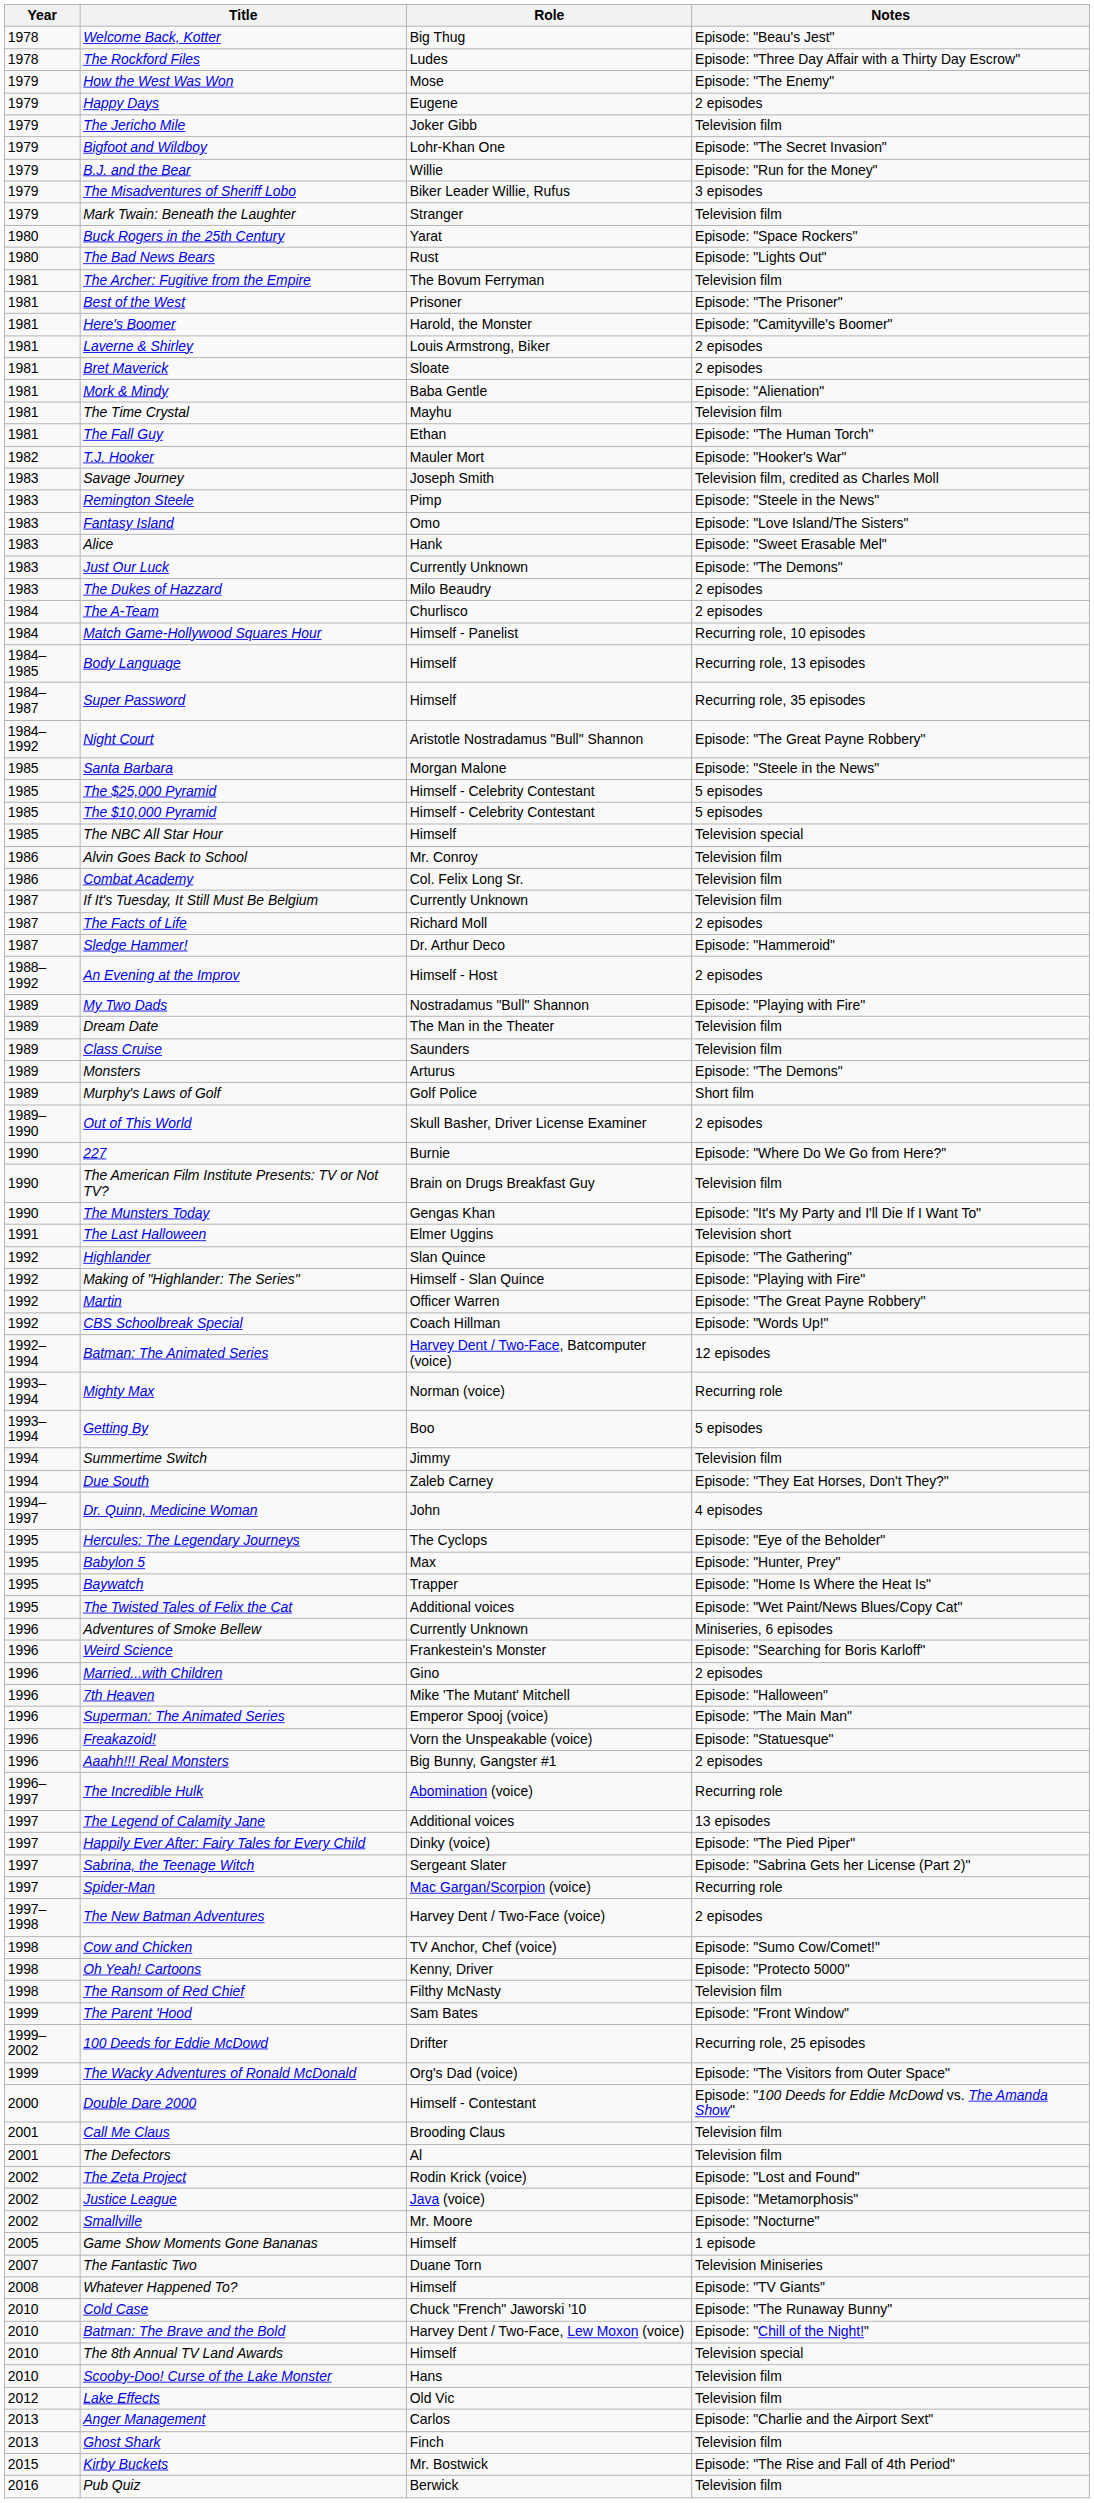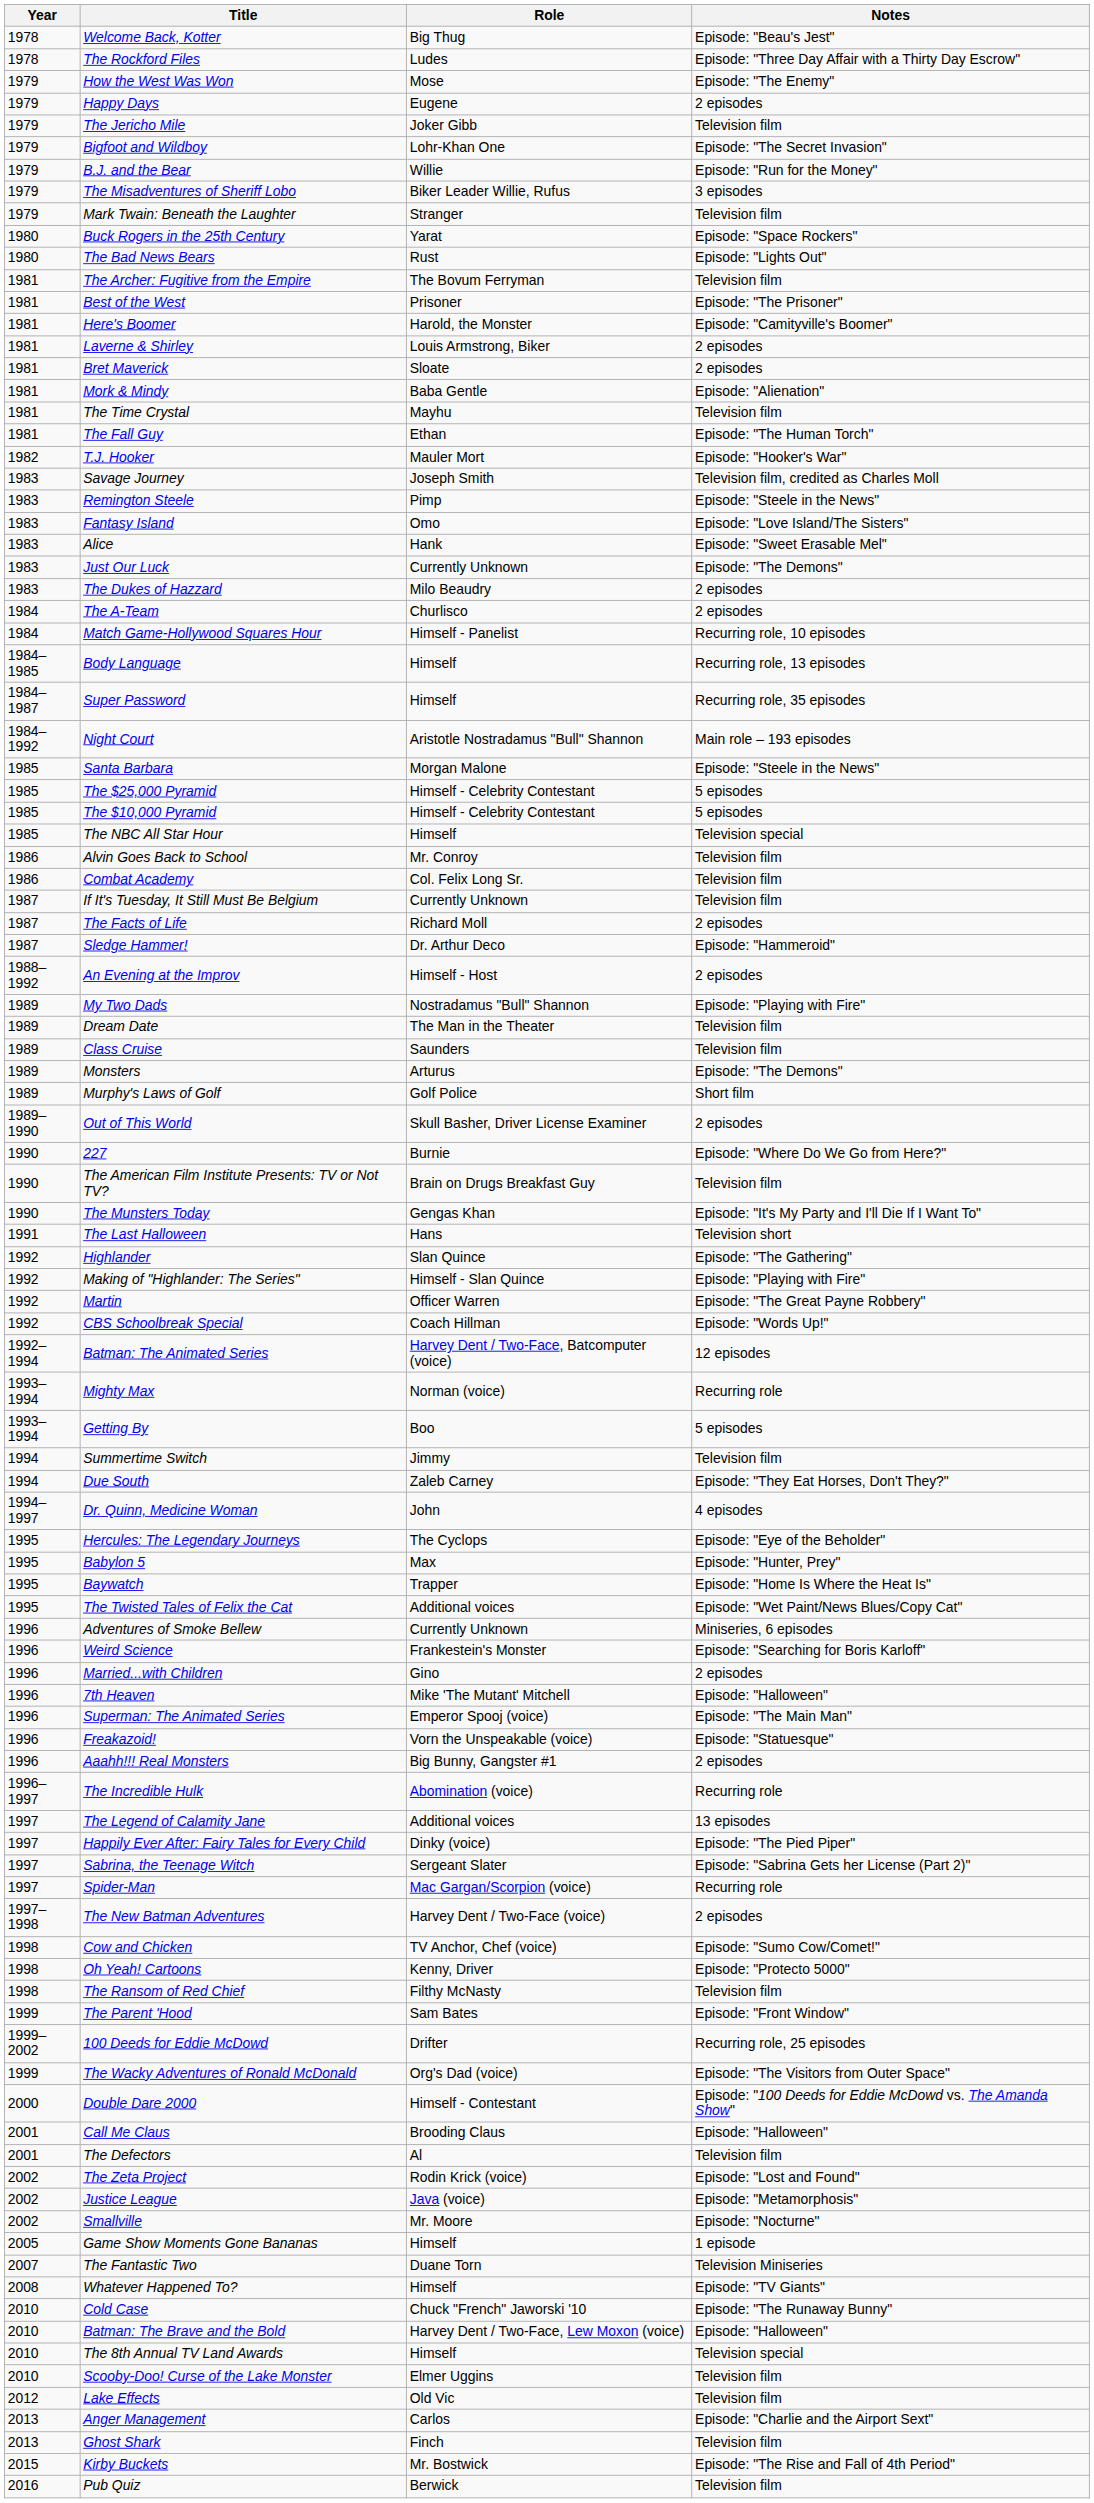(810, 739) Episode: "The Great Payne Robbery" -> (773, 739) Main role – 193 episodes
(452, 1235) Elmer Uggins -> (426, 1235) Hans
(738, 2133) Television film -> (762, 2133) Episode: "Halloween"
(782, 2332) Episode: "Chill of the Night!" -> (762, 2332) Episode: "Halloween"
(426, 2376) Hans -> (452, 2376) Elmer Uggins
